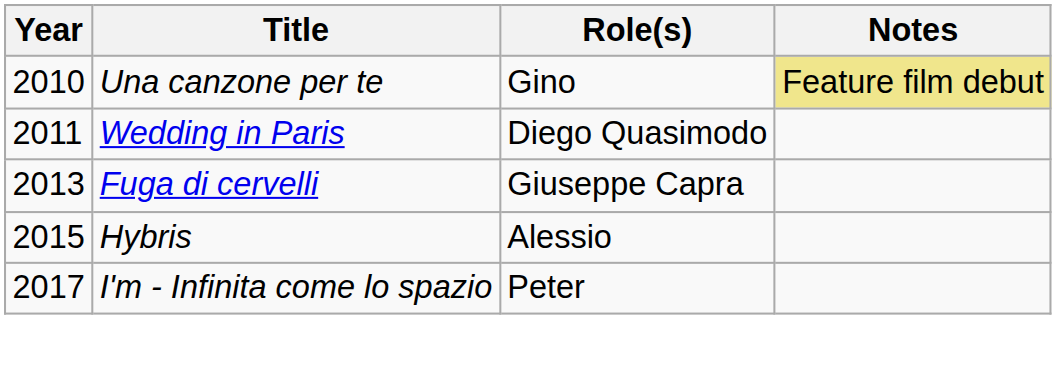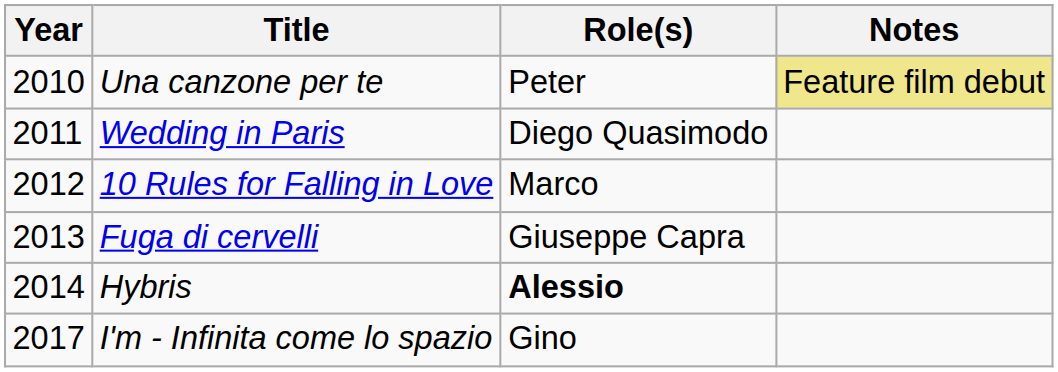(542, 81) Gino -> (547, 81) Peter
+ row: (297, 184)
(49, 236) 2015 -> (49, 287) 2014
(560, 236) normal -> (566, 287) bold
(546, 287) Peter -> (543, 339) Gino
